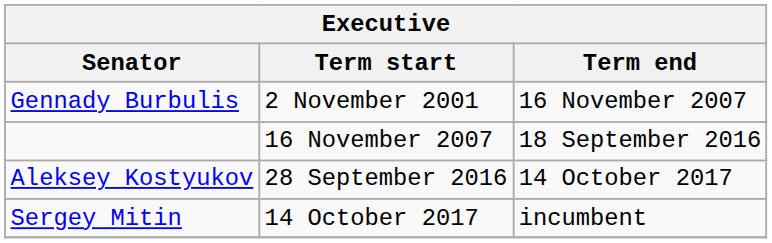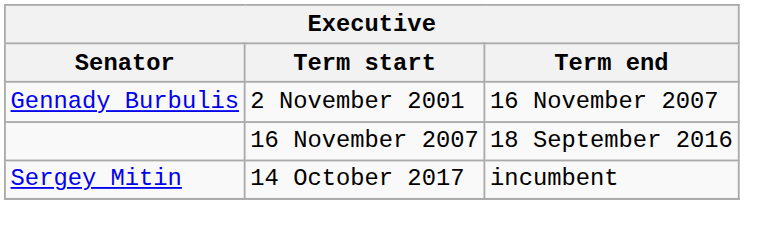- row: (132, 179)
